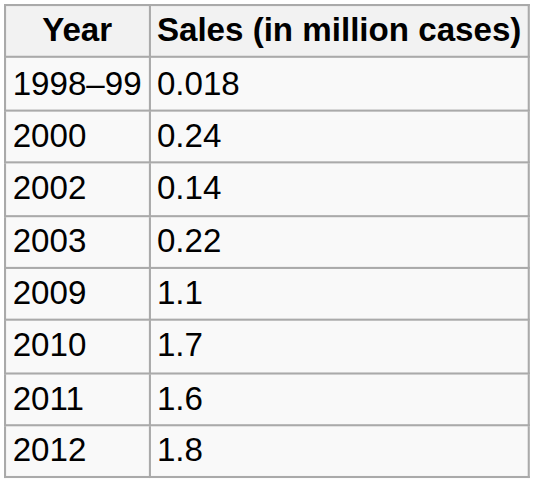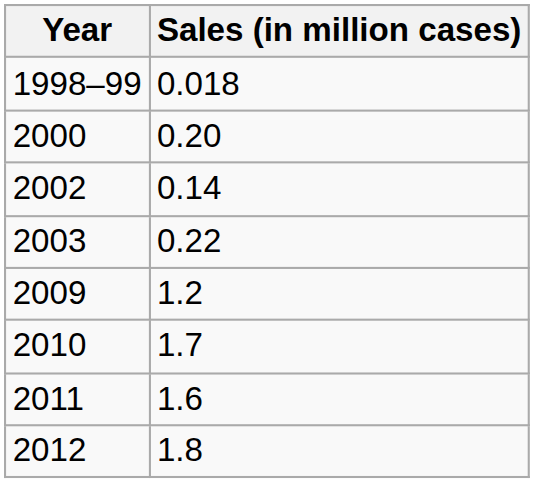(189, 135) 0.24 -> (189, 135) 0.20
(180, 293) 1.1 -> (180, 293) 1.2
